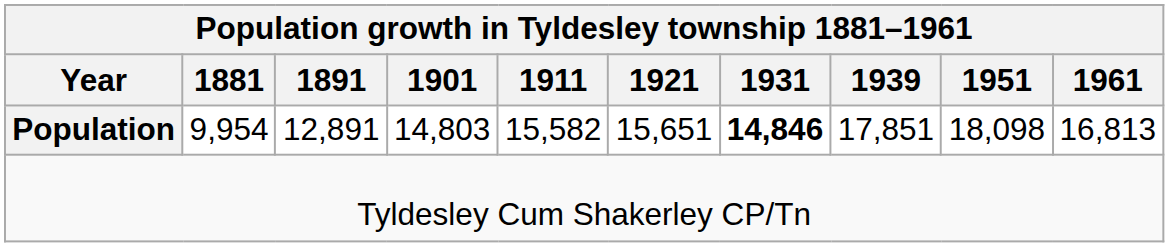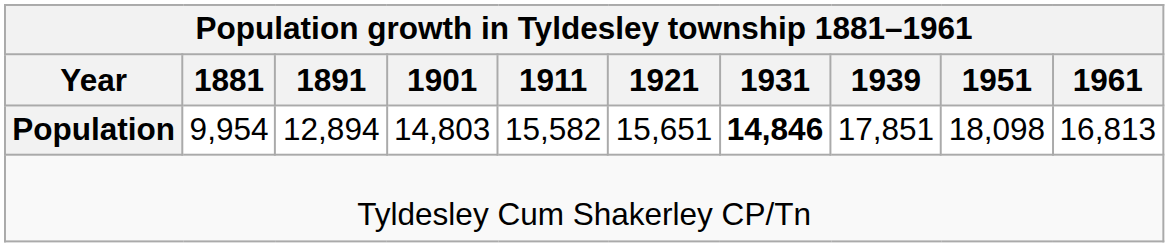(331, 129) 12,891 -> (331, 129) 12,894
